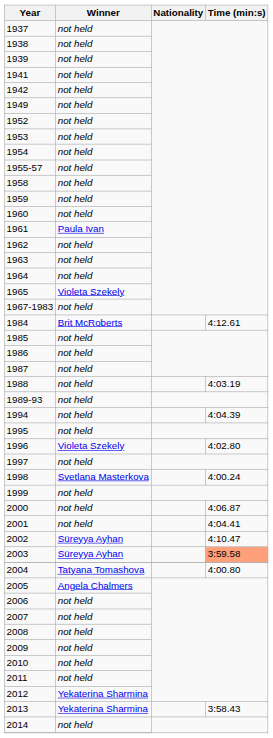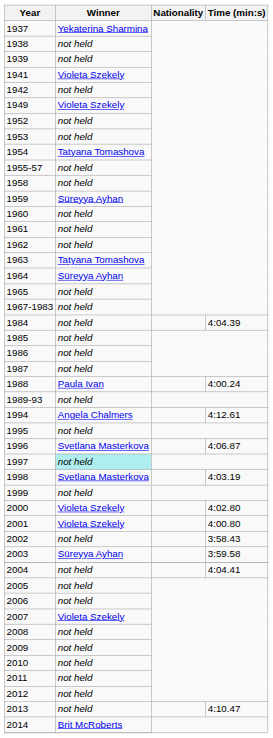(75, 28) not held -> (103, 28) Yekaterina Sharmina
(75, 74) not held -> (91, 74) Violeta Szekely
(75, 105) not held -> (91, 105) Violeta Szekely
(75, 152) not held -> (101, 152) Tatyana Tomashova
(75, 198) not held -> (90, 198) Süreyya Ayhan
(81, 229) Paula Ivan -> (75, 229) not held
(75, 260) not held -> (101, 260) Tatyana Tomashova
(75, 276) not held -> (90, 276) Süreyya Ayhan
(91, 291) Violeta Szekely -> (75, 291) not held
(90, 322) Brit McRoberts -> (75, 322) not held
(224, 322) 4:12.61 -> (224, 322) 4:04.39
(75, 384) not held -> (81, 384) Paula Ivan
(224, 384) 4:03.19 -> (224, 384) 4:00.24
(75, 415) not held -> (95, 415) Angela Chalmers
(224, 415) 4:04.39 -> (224, 415) 4:12.61
(91, 446) Violeta Szekely -> (103, 446) Svetlana Masterkova
(224, 446) 4:02.80 -> (224, 446) 4:06.87
(75, 461) no background -> (75, 461) paleturquoise background
(224, 477) 4:00.24 -> (224, 477) 4:03.19
(75, 508) not held -> (91, 508) Violeta Szekely
(224, 508) 4:06.87 -> (224, 508) 4:02.80
(75, 523) not held -> (91, 523) Violeta Szekely
(224, 523) 4:04.41 -> (224, 523) 4:00.80
(90, 539) Süreyya Ayhan -> (75, 539) not held
(224, 539) 4:10.47 -> (224, 539) 3:58.43
(224, 554) lightsalmon background -> (224, 554) no background
(101, 570) Tatyana Tomashova -> (75, 570) not held
(224, 570) 4:00.80 -> (224, 570) 4:04.41
(95, 585) Angela Chalmers -> (75, 585) not held
(75, 616) not held -> (91, 616) Violeta Szekely
(103, 694) Yekaterina Sharmina -> (75, 694) not held
(103, 709) Yekaterina Sharmina -> (75, 709) not held
(224, 709) 3:58.43 -> (224, 709) 4:10.47
(75, 725) not held -> (90, 725) Brit McRoberts
